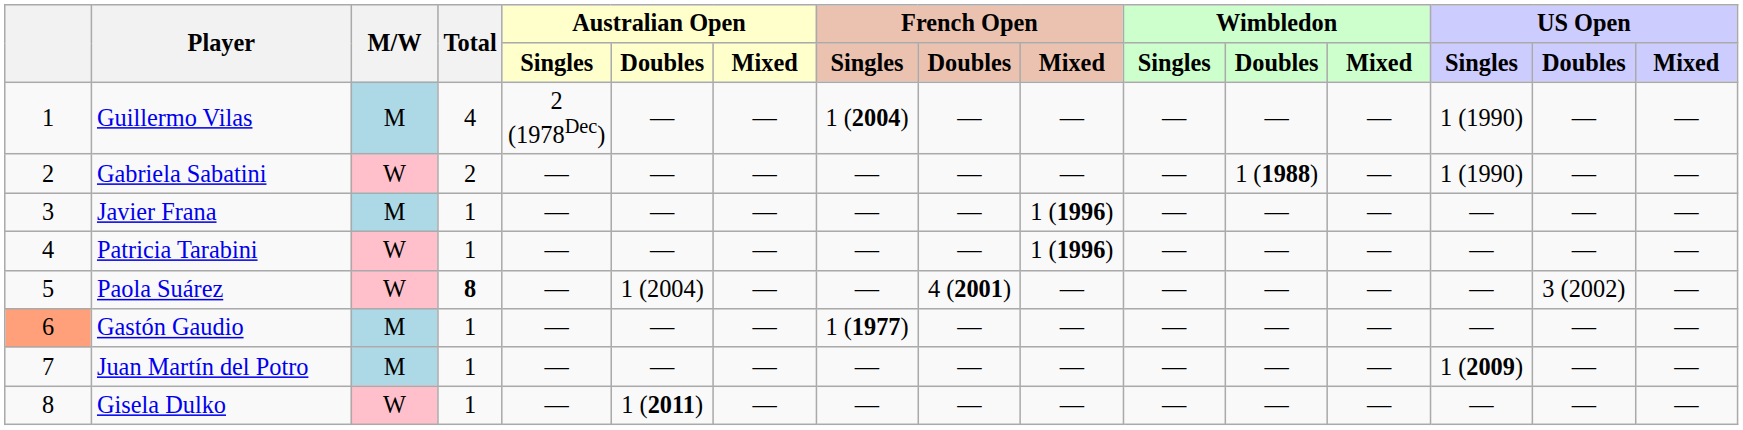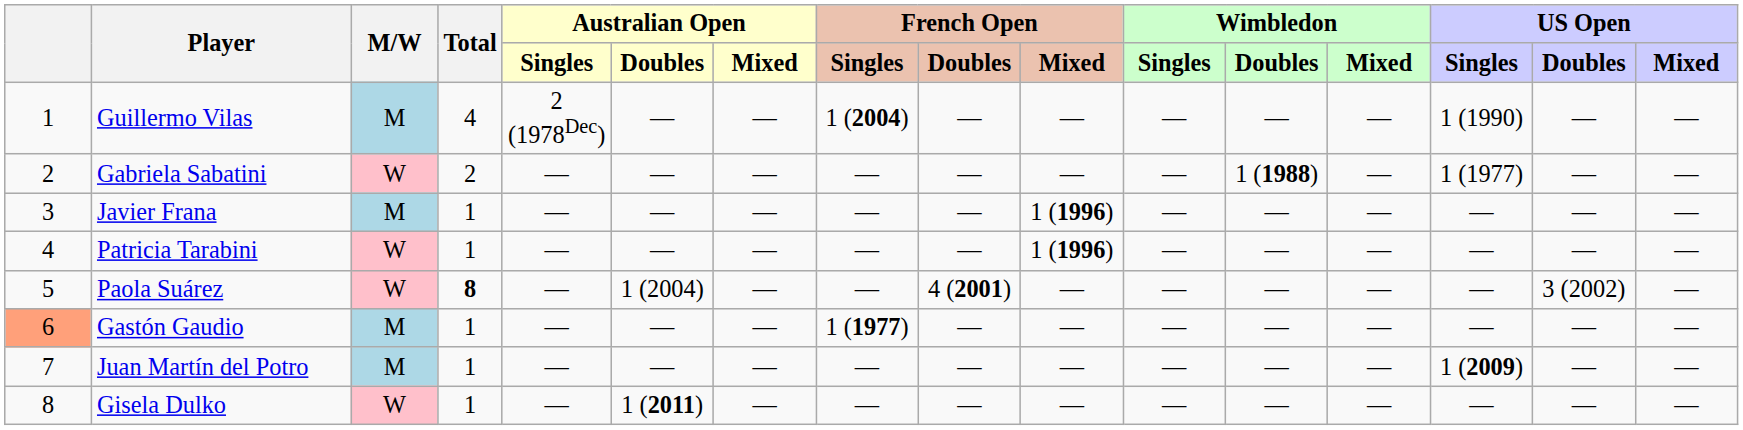(1481, 173) 1 (1990) -> (1481, 173) 1 (1977)
